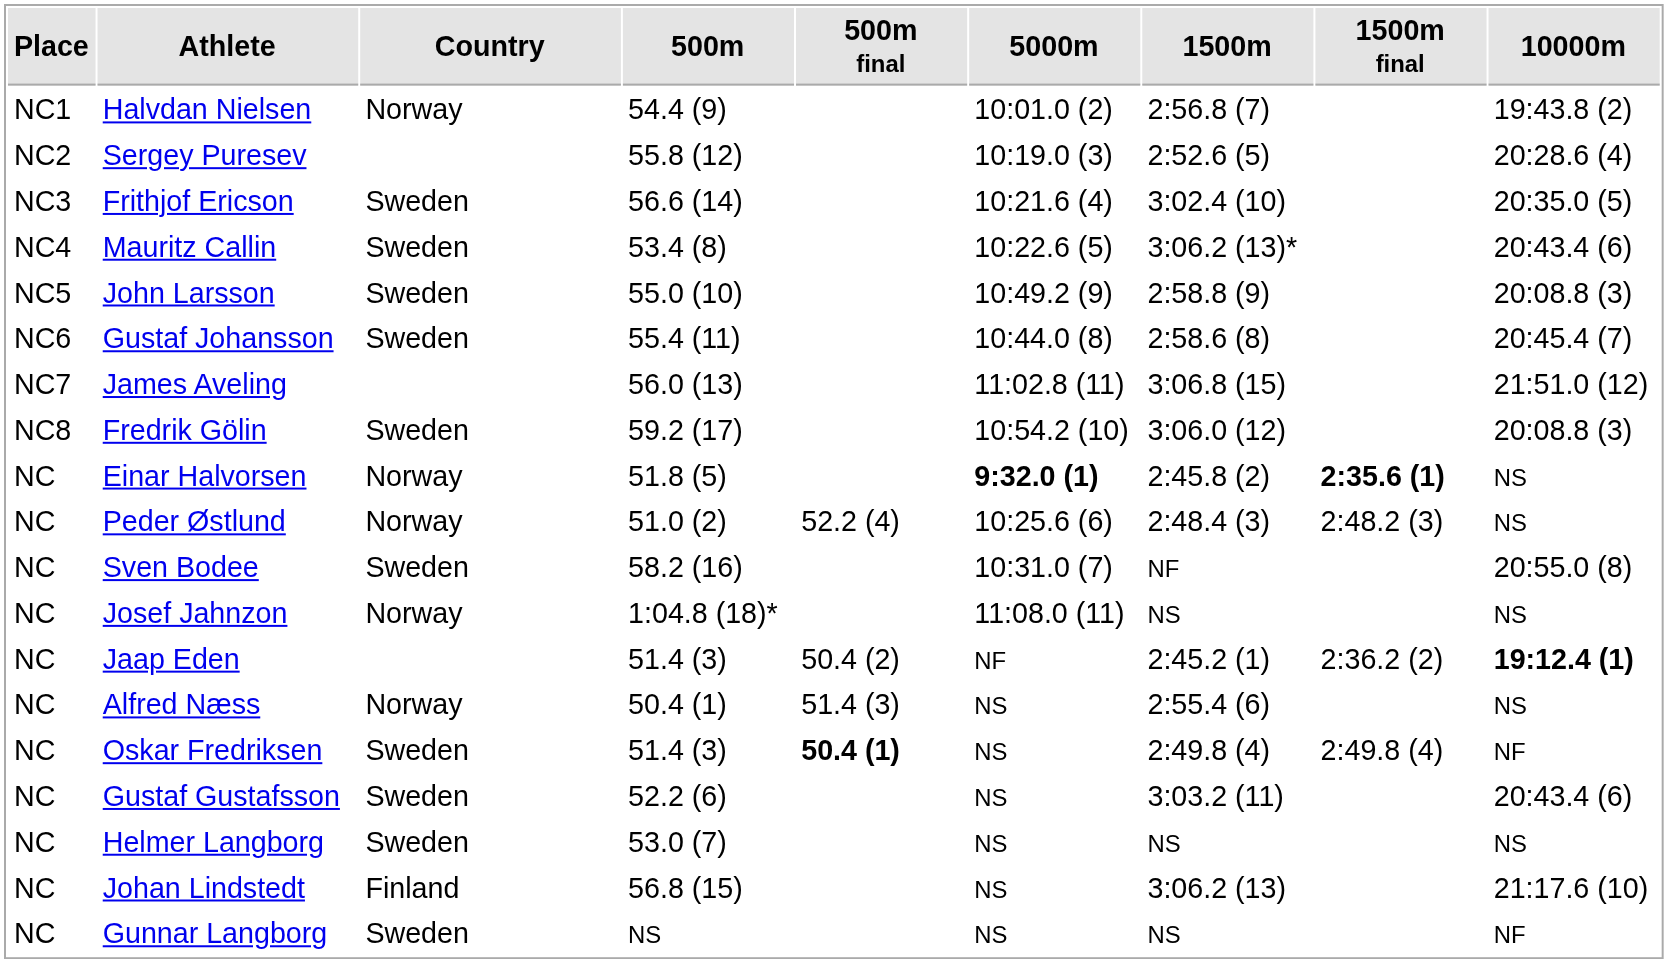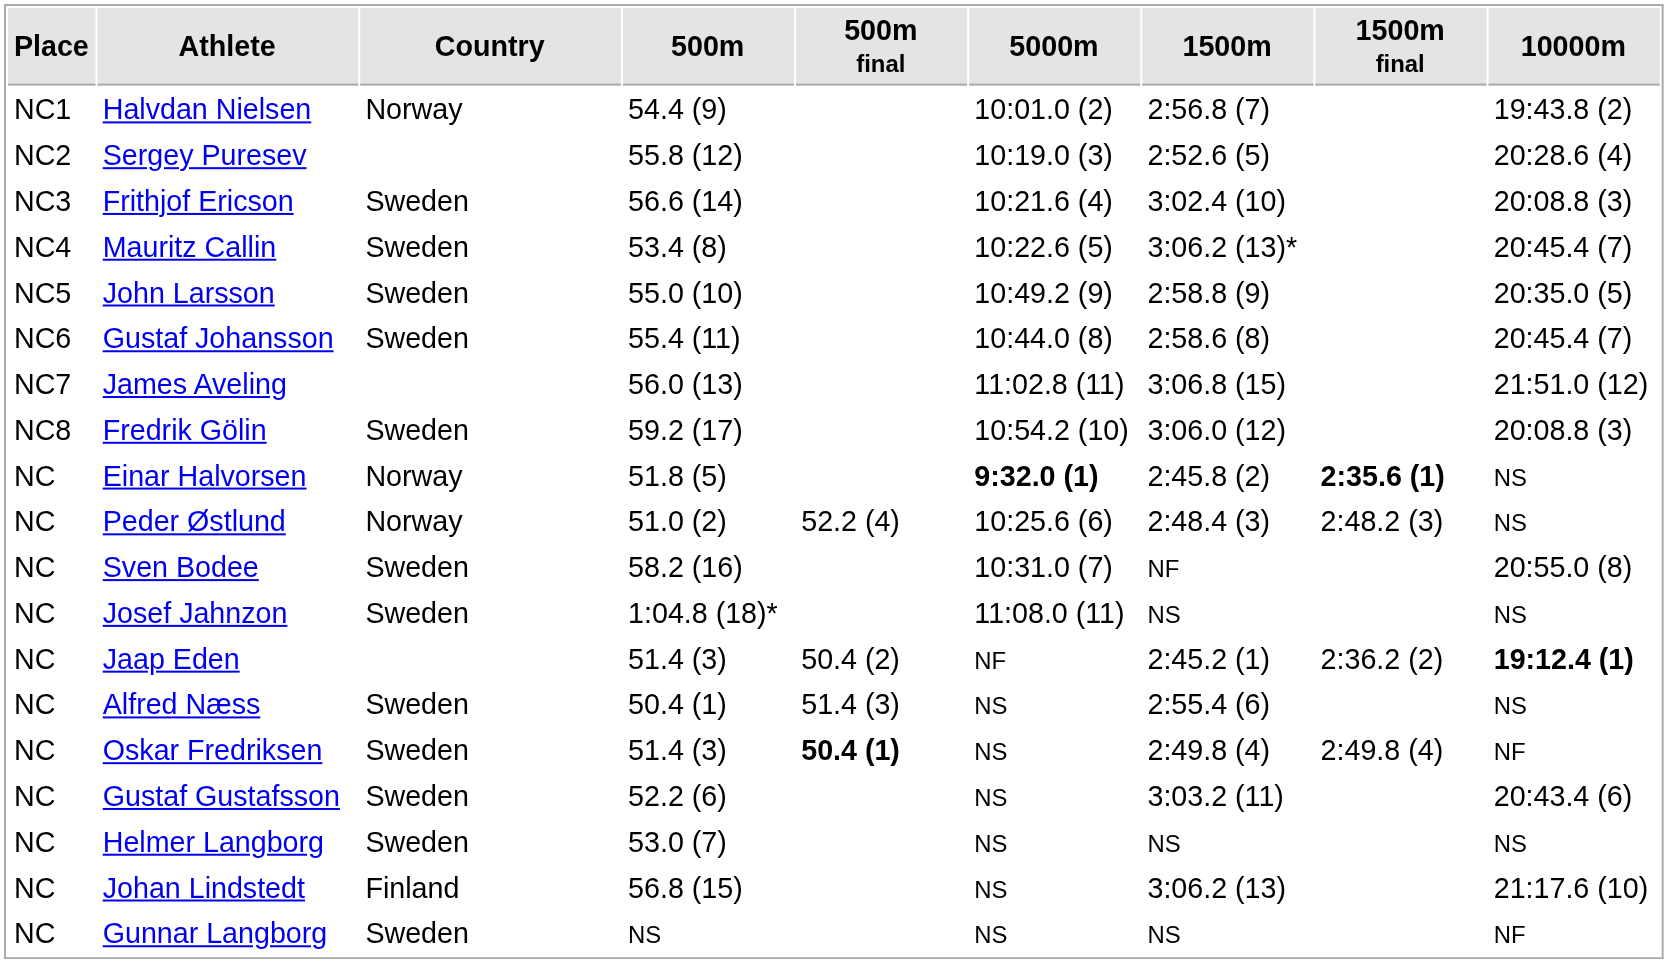(1563, 201) 20:35.0 (5) -> (1563, 201) 20:08.8 (3)
(1563, 247) 20:43.4 (6) -> (1563, 247) 20:45.4 (7)
(1563, 293) 20:08.8 (3) -> (1563, 293) 20:35.0 (5)
(414, 613) Norway -> (417, 613) Sweden
(414, 704) Norway -> (417, 704) Sweden
